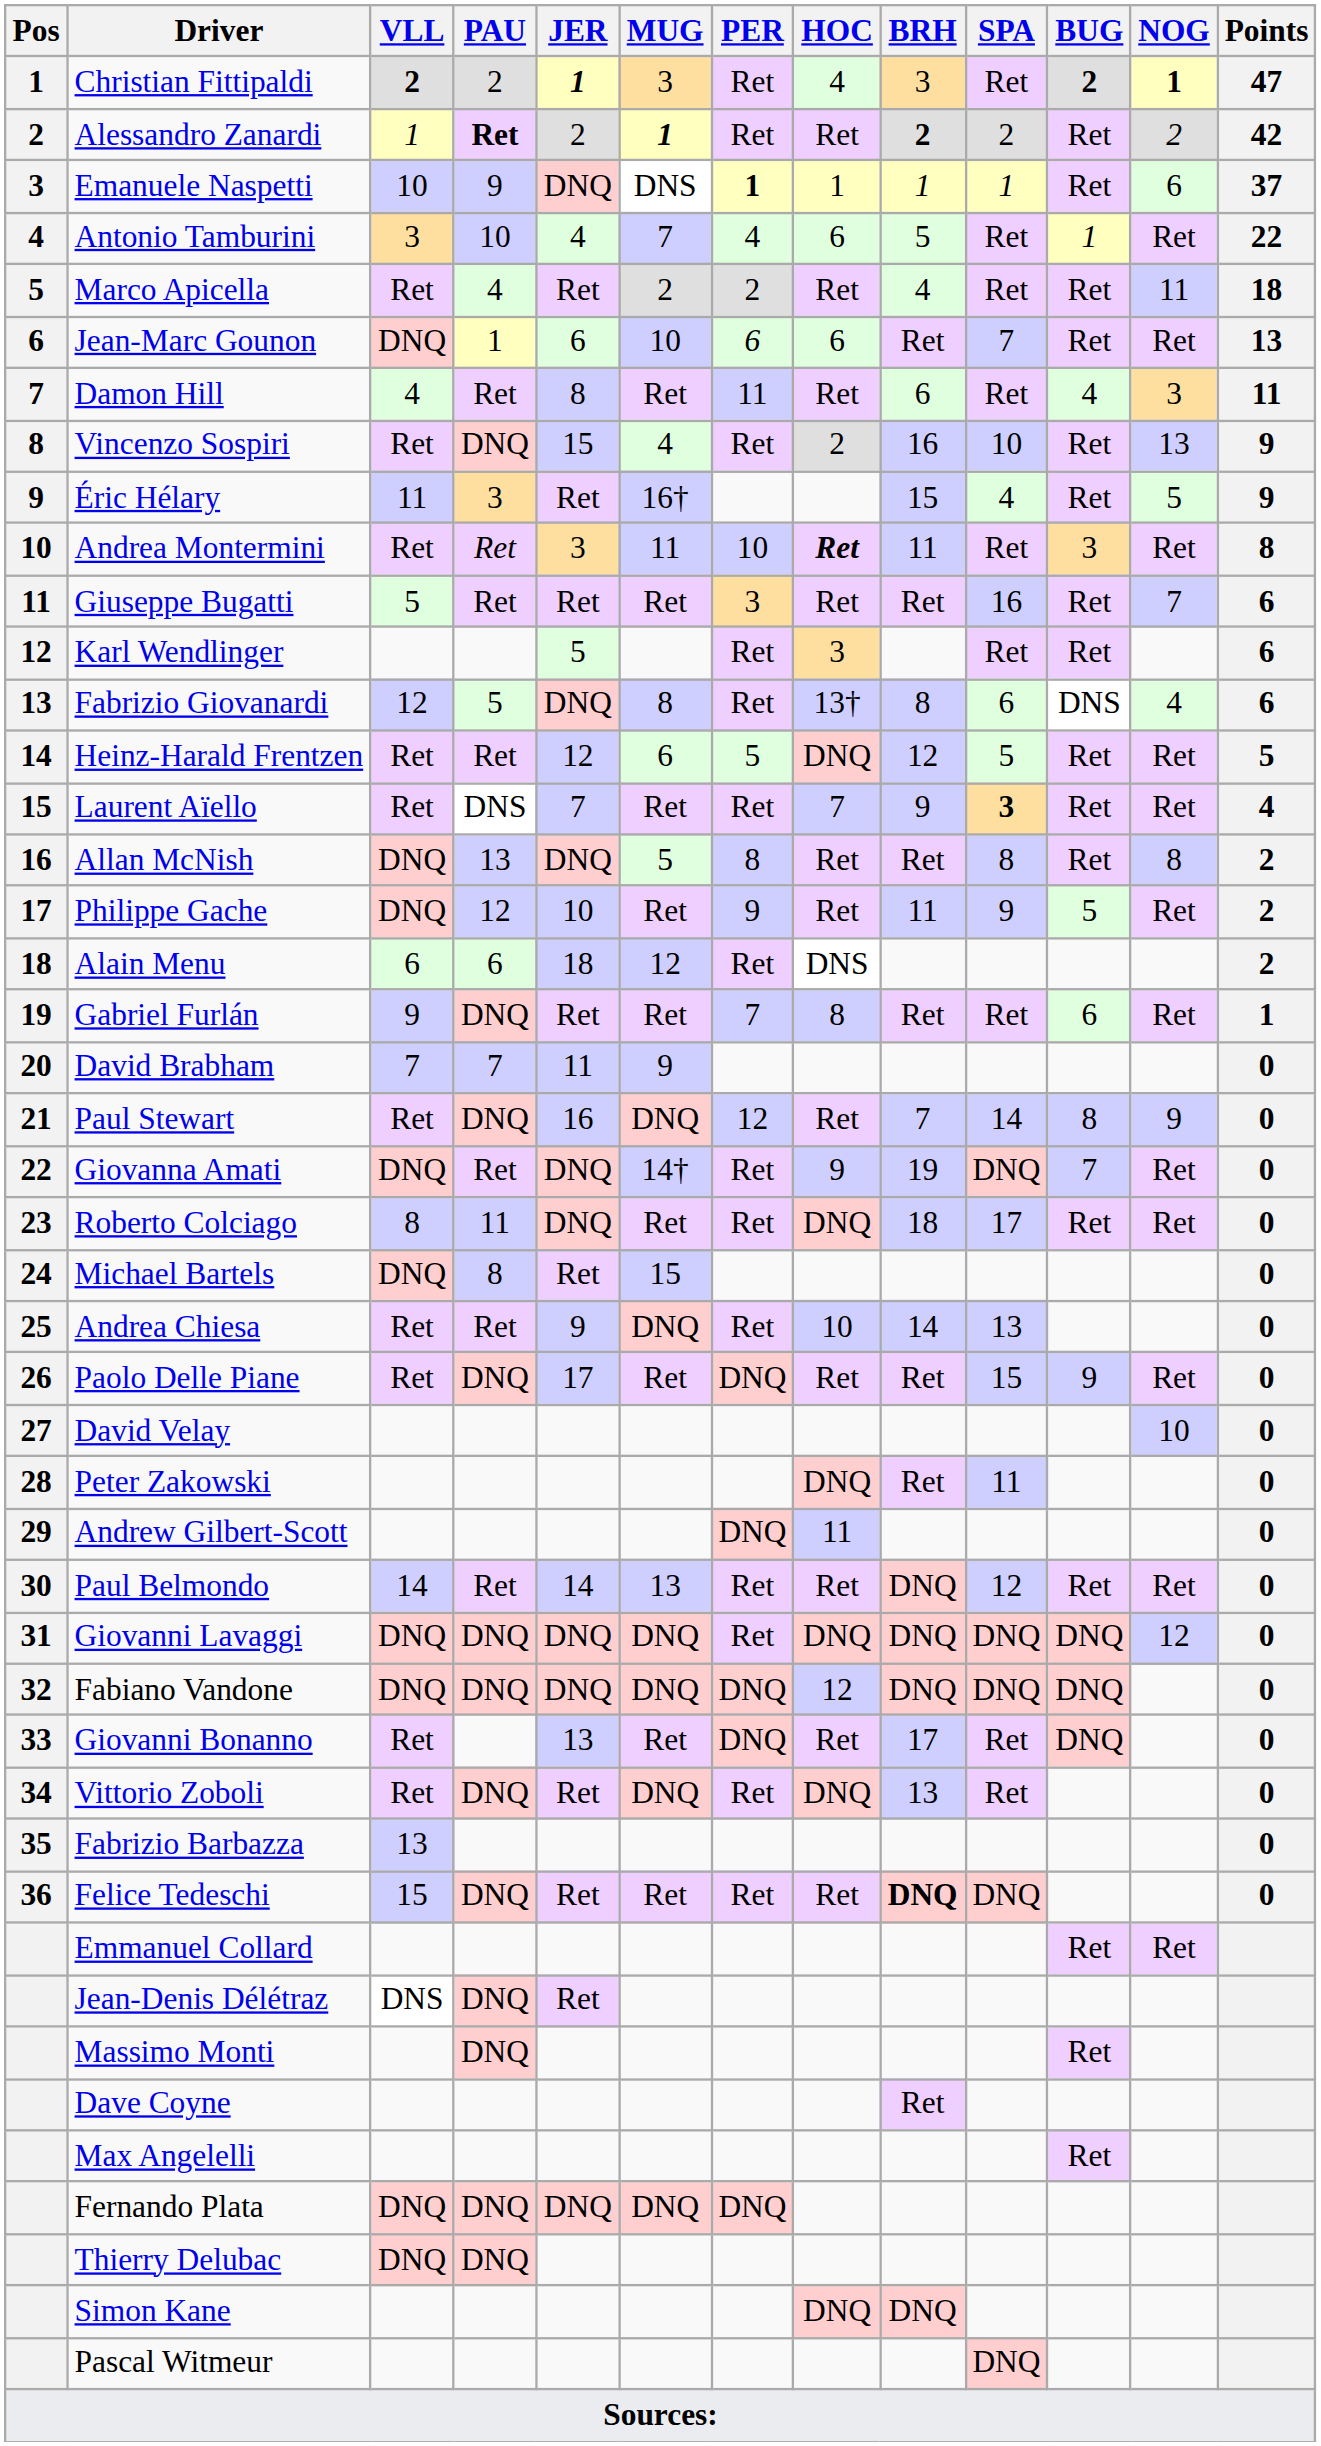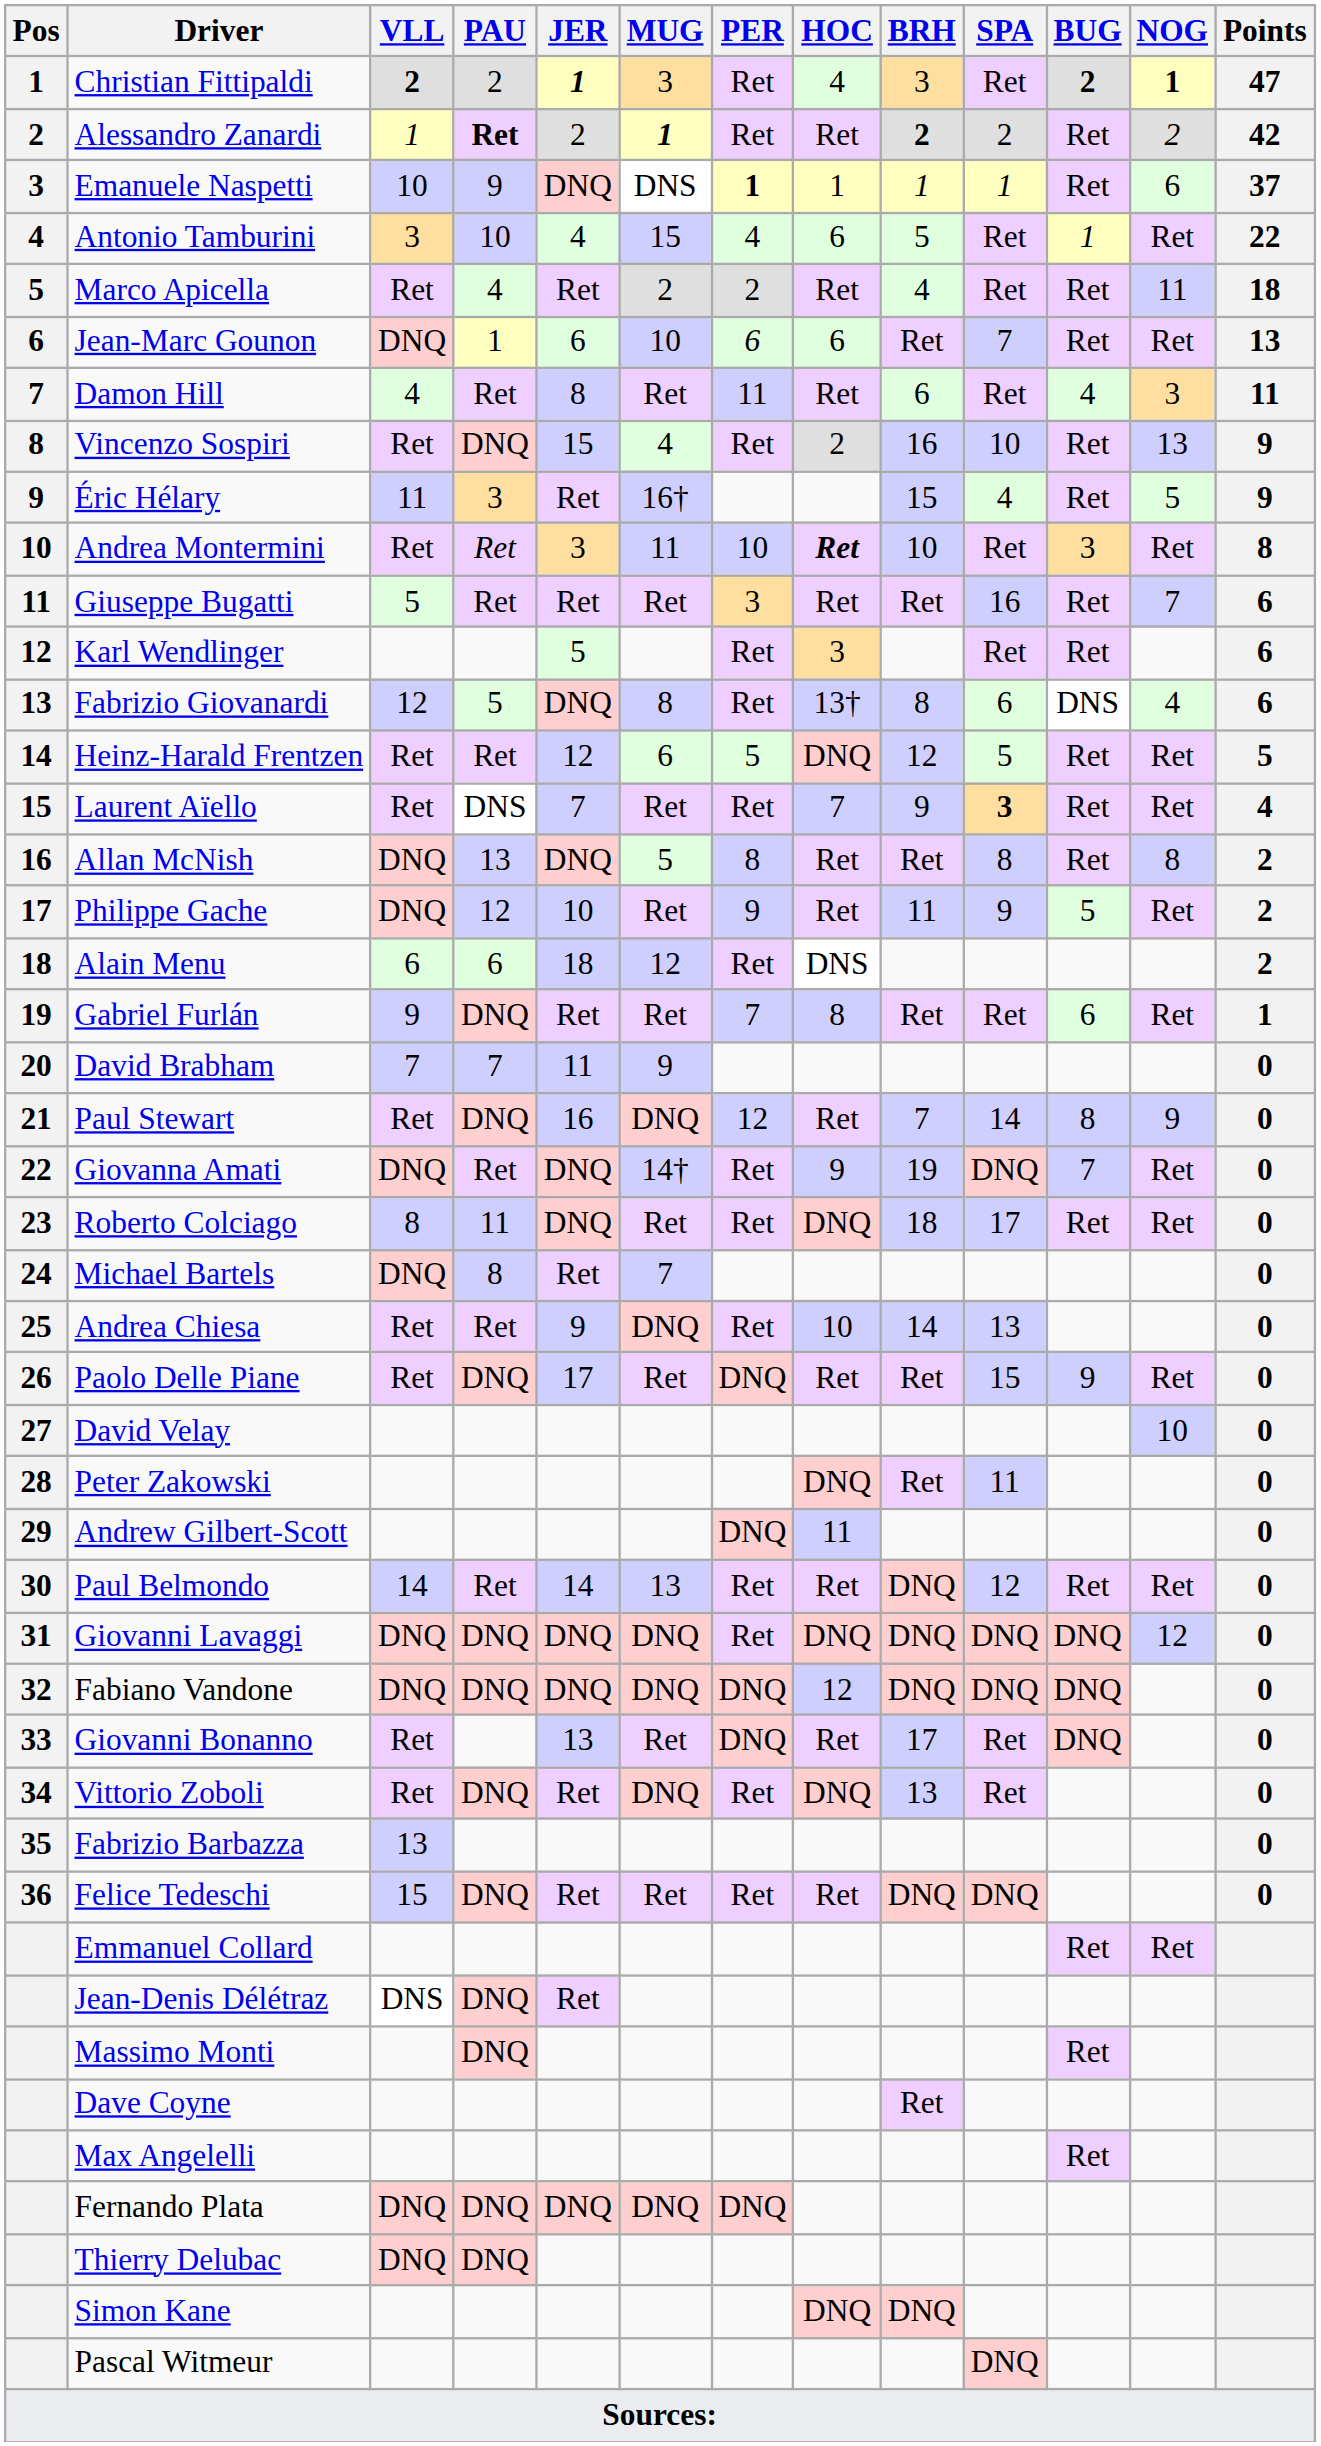(665, 237) 7 -> (665, 237) 15
(923, 548) 11 -> (922, 548) 10
(665, 1273) 15 -> (665, 1273) 7
(923, 1895) bold -> (922, 1895) normal
